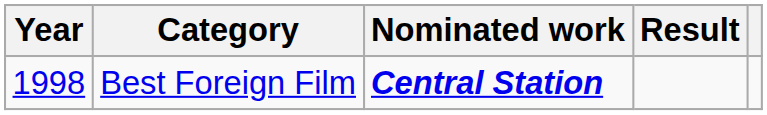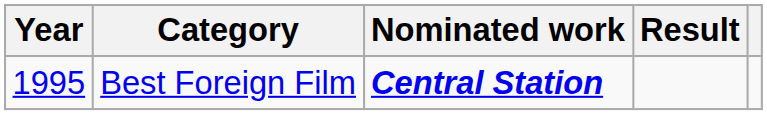(49, 82) 1998 -> (49, 82) 1995
